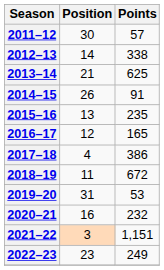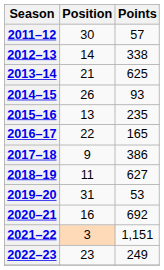(137, 94) 91 -> (137, 94) 93
(87, 134) 12 -> (87, 134) 22
(87, 154) 4 -> (87, 154) 9
(137, 174) 672 -> (137, 174) 627
(137, 214) 232 -> (137, 214) 692
